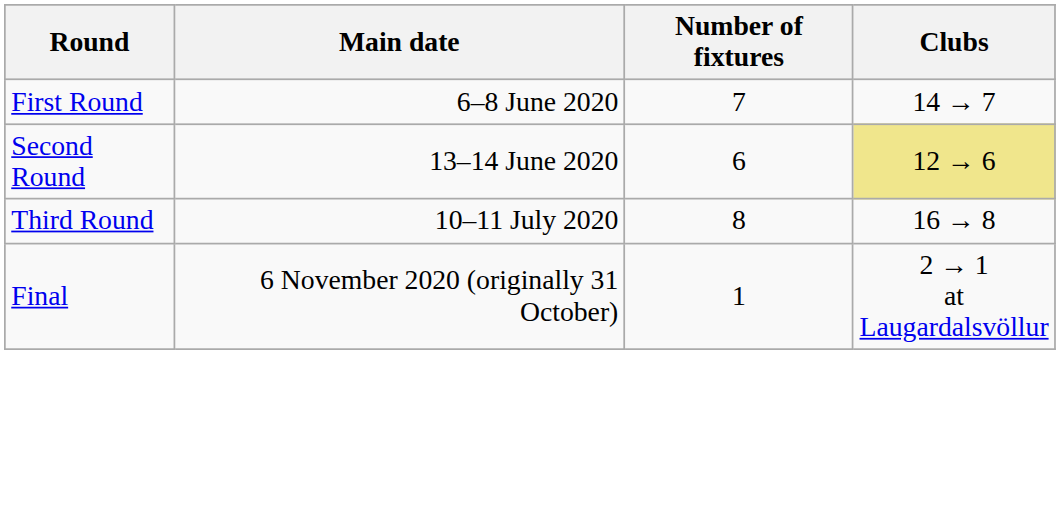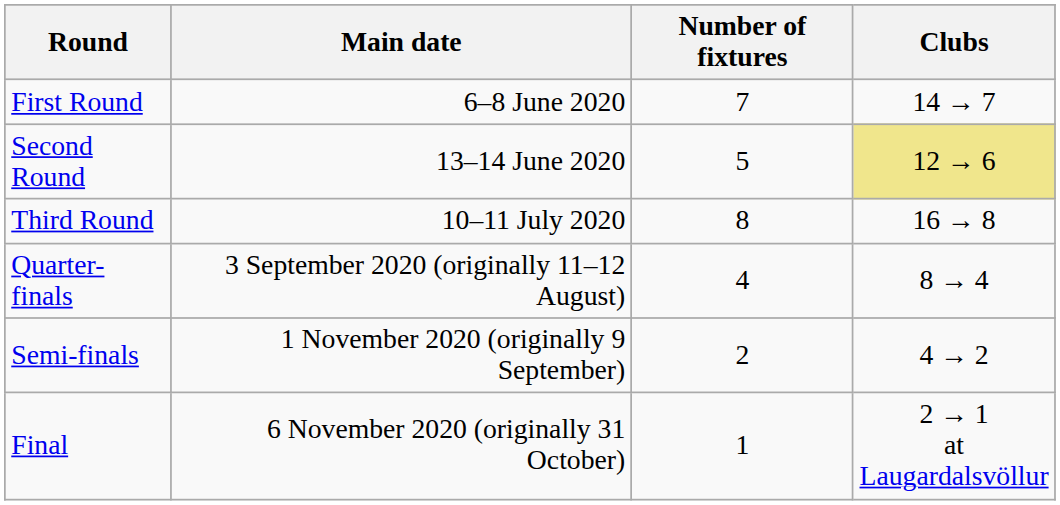(739, 160) 6 -> (742, 160) 5
+ row: (58, 279)
+ row: (75, 354)
